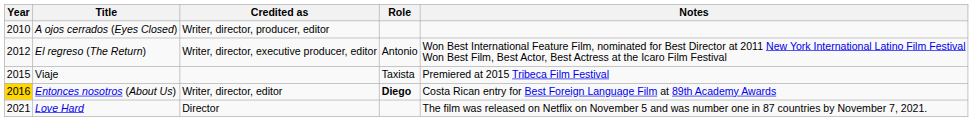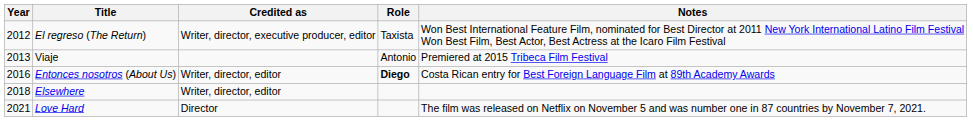- row: (106, 29)
(400, 52) Antonio -> (397, 35) Taxista
(19, 74) 2015 -> (19, 58) 2013
(398, 74) Taxista -> (398, 58) Antonio
(19, 91) gold background -> (19, 74) no background
+ row: (60, 91)
